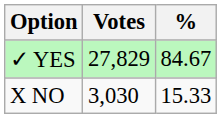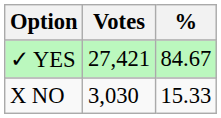(119, 58) 27,829 -> (119, 58) 27,421
